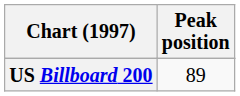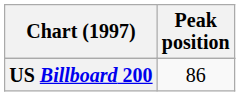(196, 74) 89 -> (196, 74) 86
